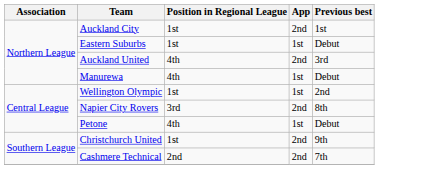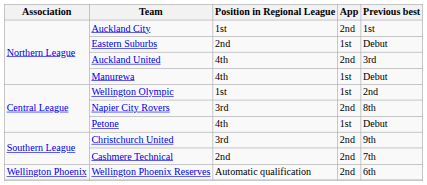(173, 44) 1st -> (223, 44) 2nd
(173, 140) 1st -> (222, 140) 3rd
+ row: (151, 172)
